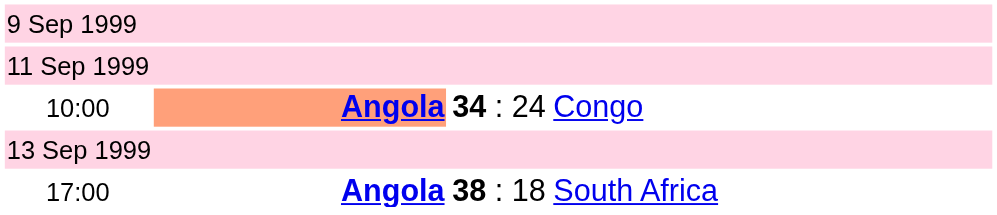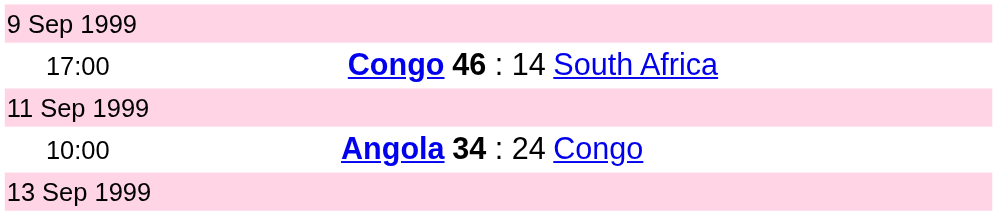+ row: (499, 65)
(393, 107) lightsalmon background -> (393, 149) no background
- row: (499, 191)
